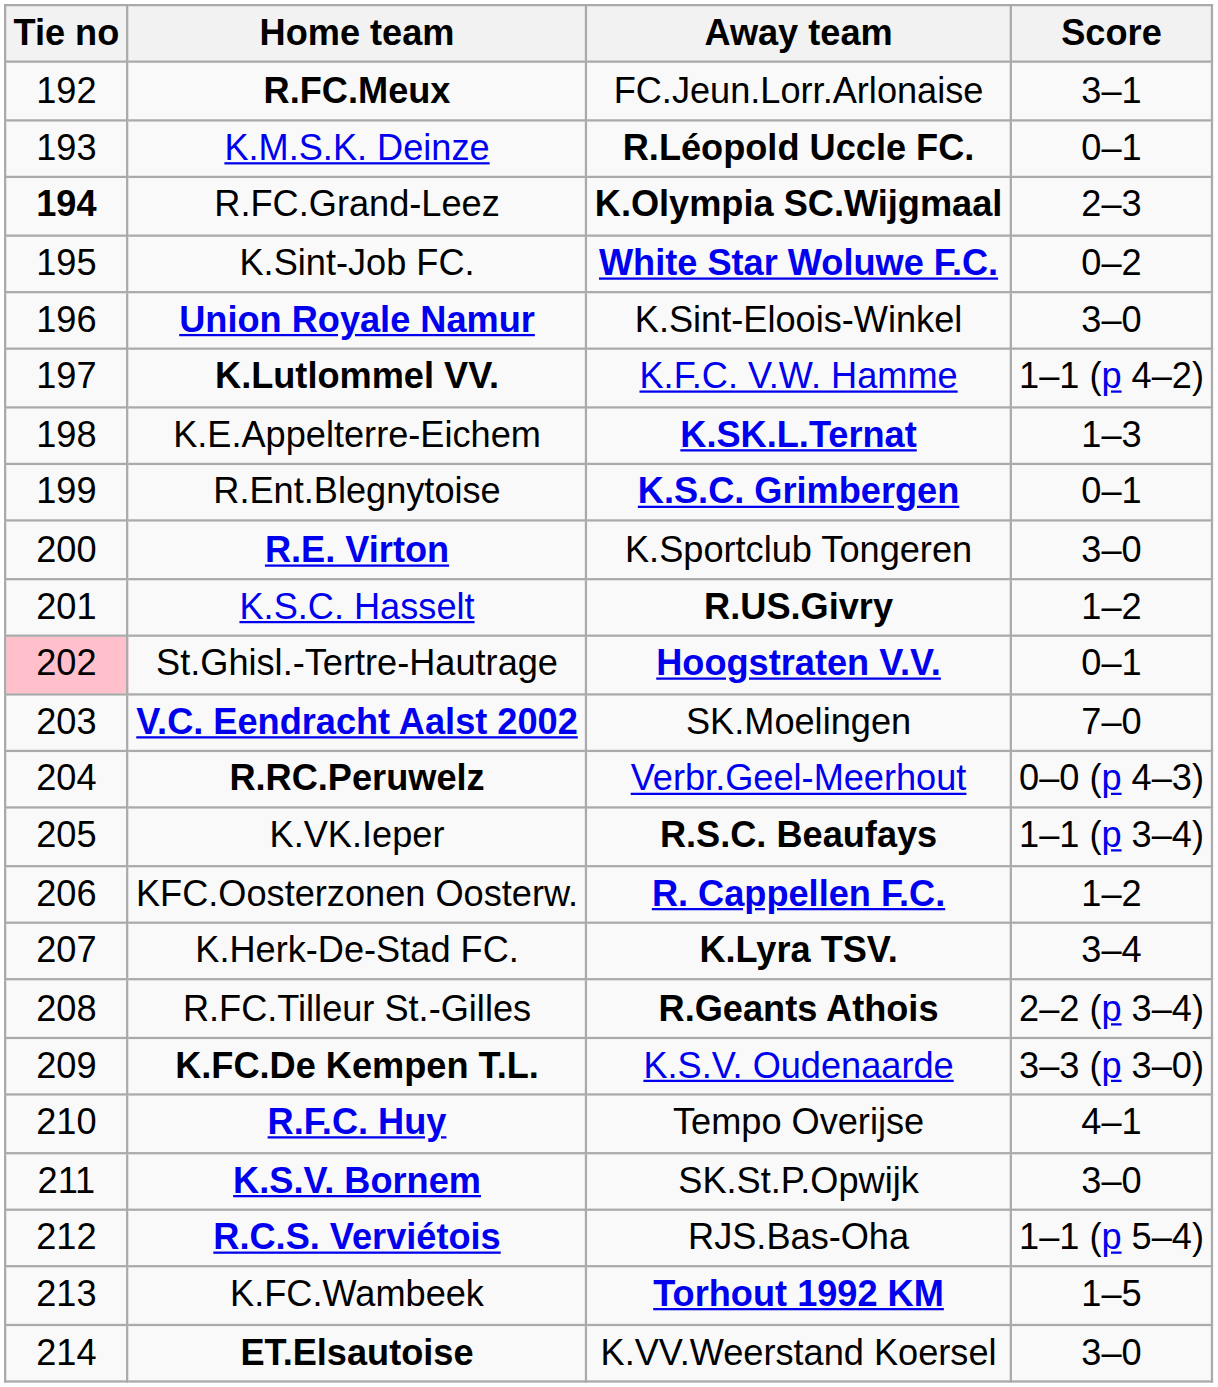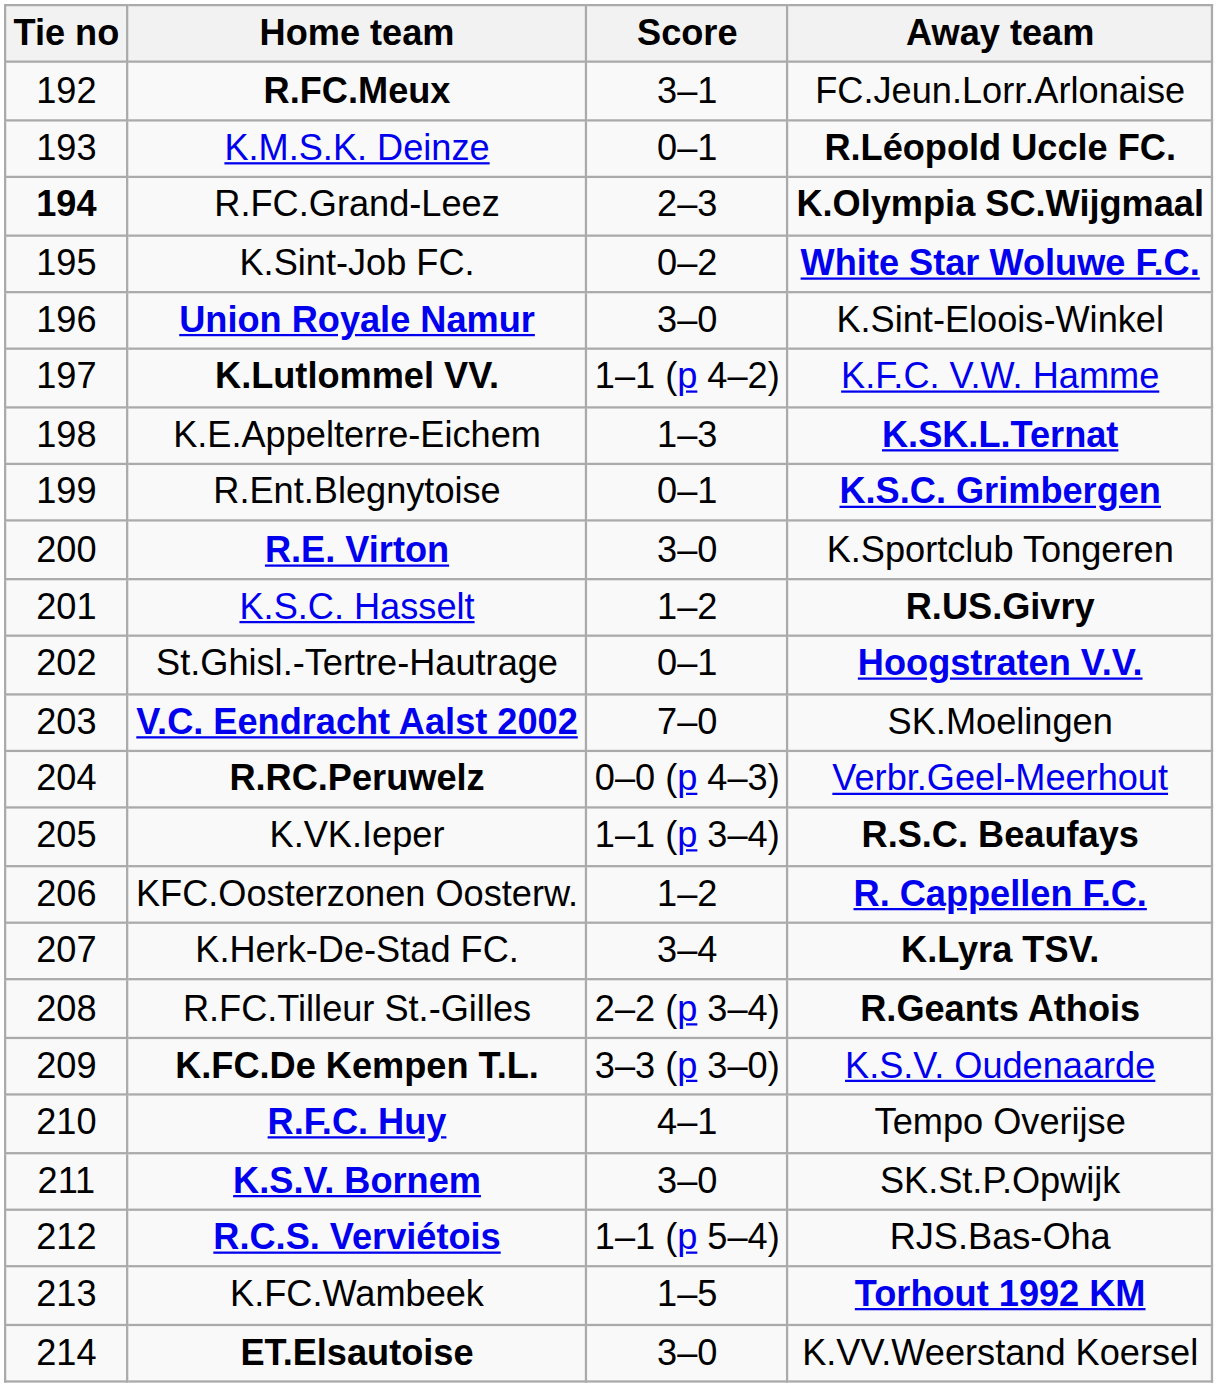columns swapped: (1112, 33) <-> (799, 33)
(66, 663) pink background -> (66, 663) no background
